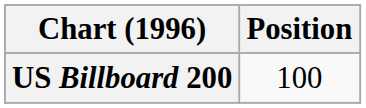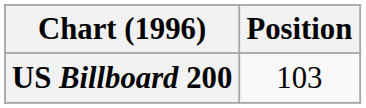(299, 77) 100 -> (299, 77) 103
